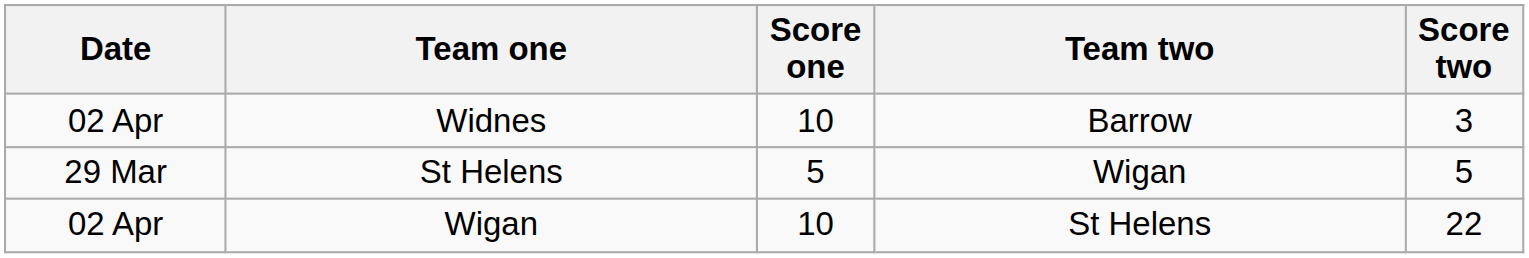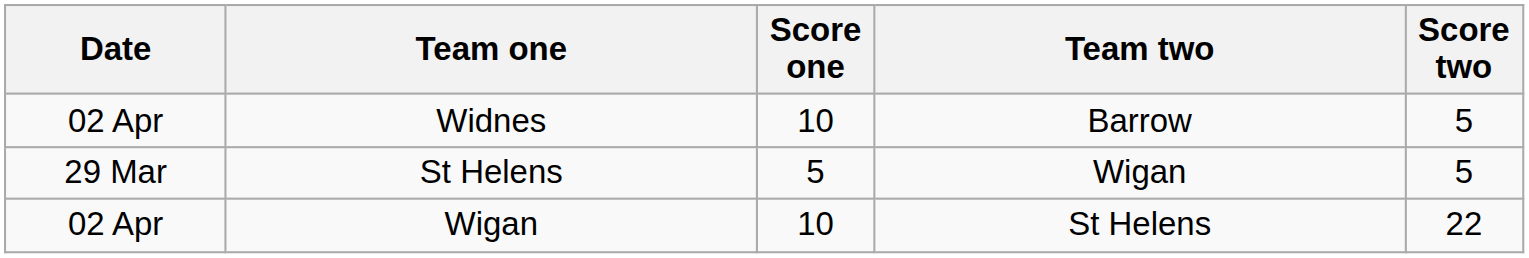(1464, 119) 3 -> (1464, 119) 5
